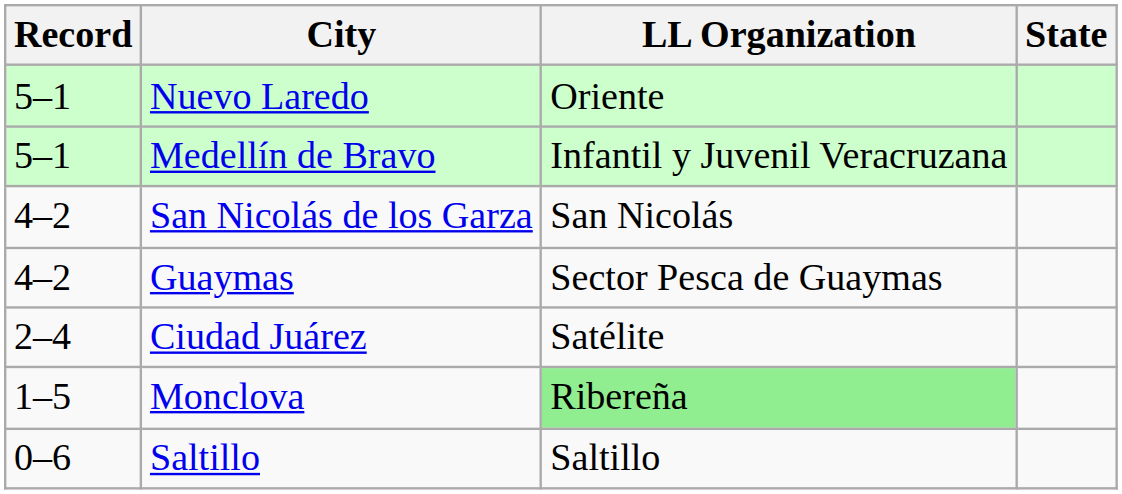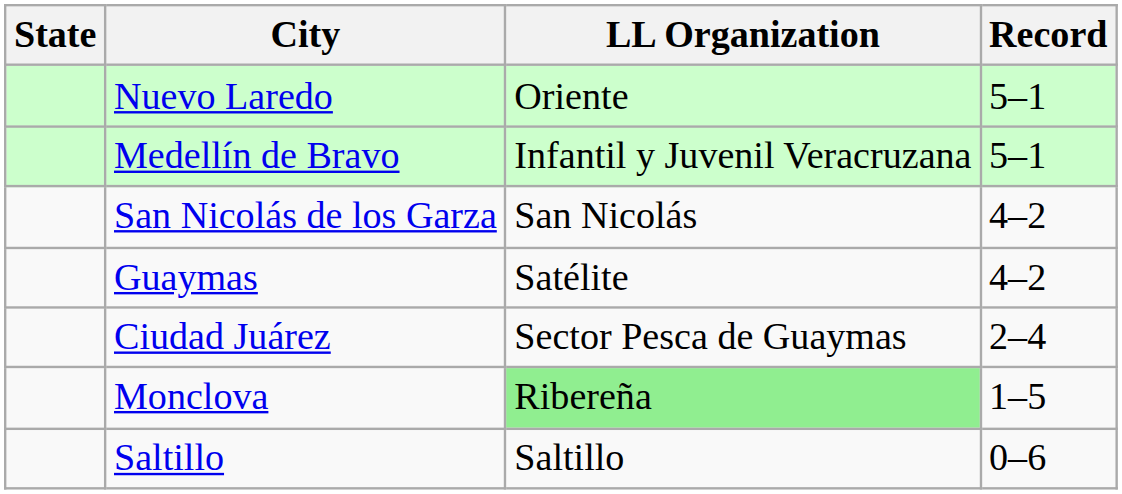columns swapped: (1066, 34) <-> (73, 34)
(746, 276) Sector Pesca de Guaymas -> (571, 276) Satélite
(607, 336) Satélite -> (711, 336) Sector Pesca de Guaymas
